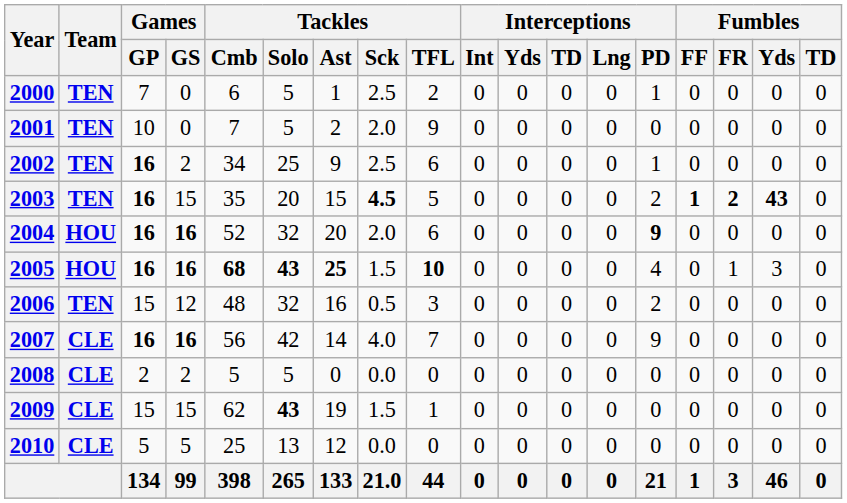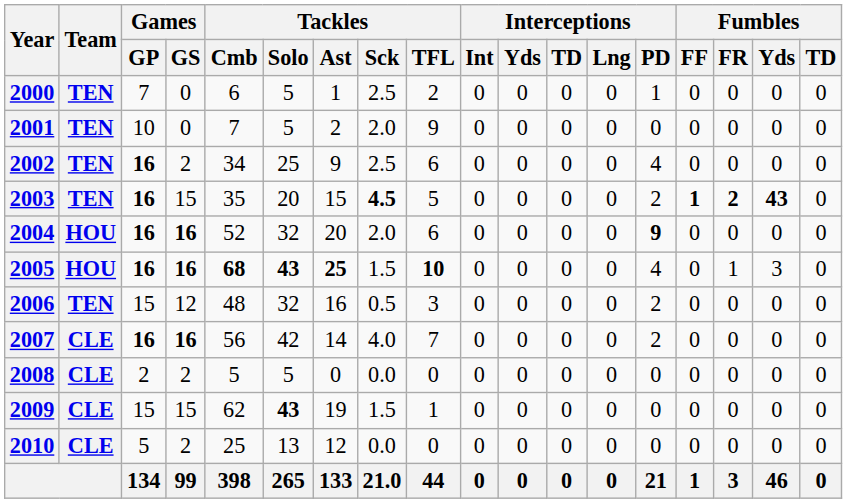(656, 163) 1 -> (656, 163) 4
(656, 339) 9 -> (656, 339) 2
(186, 445) 5 -> (186, 445) 2
